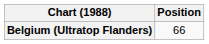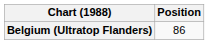(179, 30) 66 -> (179, 30) 86
